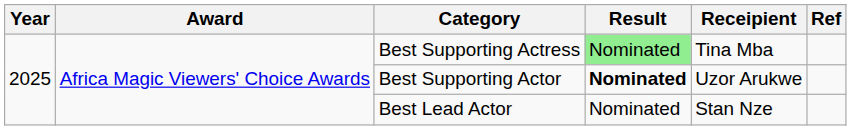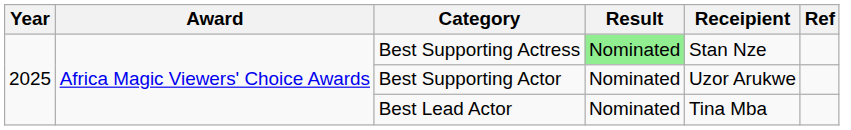(734, 49) Tina Mba -> (728, 49) Stan Nze
(638, 79) bold -> (635, 79) normal
(734, 109) Stan Nze -> (728, 109) Tina Mba
